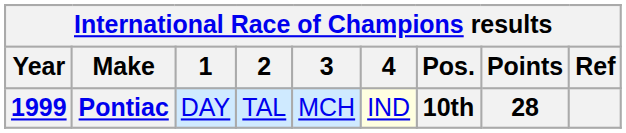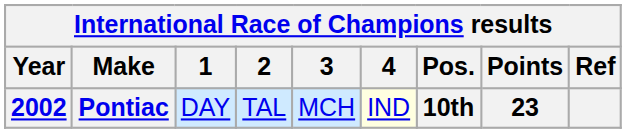(39, 108) 1999 -> (39, 108) 2002
(525, 108) 28 -> (525, 108) 23
